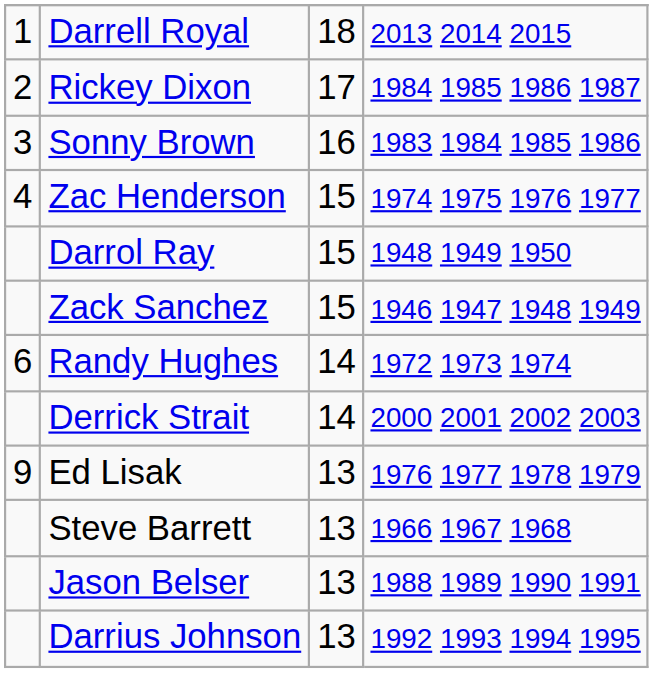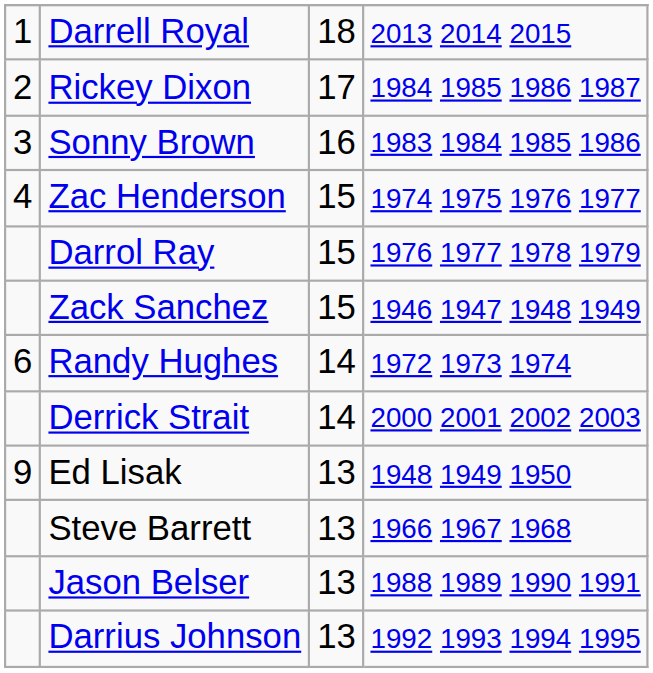(471, 253) 1948 1949 1950 -> (506, 253) 1976 1977 1978 1979
(506, 473) 1976 1977 1978 1979 -> (471, 473) 1948 1949 1950
